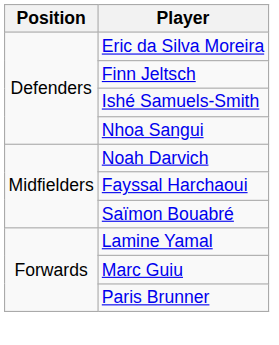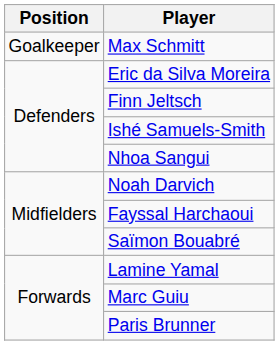+ row: (156, 46)
